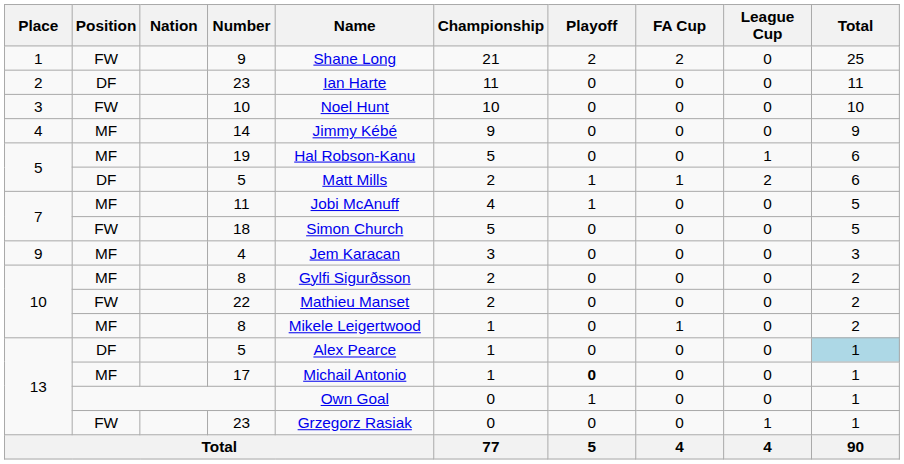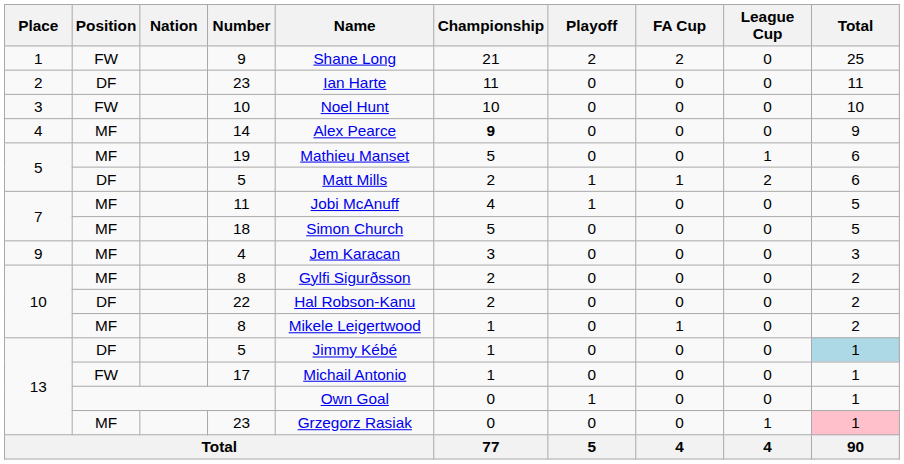(355, 131) Jimmy Kébé -> (355, 131) Alex Pearce
(491, 131) normal -> (491, 131) bold
(355, 156) Hal Robson-Kanu -> (355, 156) Mathieu Manset
(106, 228) FW -> (106, 228) MF
(106, 301) FW -> (106, 301) DF
(355, 301) Mathieu Manset -> (355, 301) Hal Robson-Kanu
(355, 350) Alex Pearce -> (355, 350) Jimmy Kébé
(106, 374) MF -> (106, 374) FW
(592, 374) bold -> (592, 374) normal
(106, 423) FW -> (106, 423) MF
(855, 423) no background -> (855, 423) pink background
